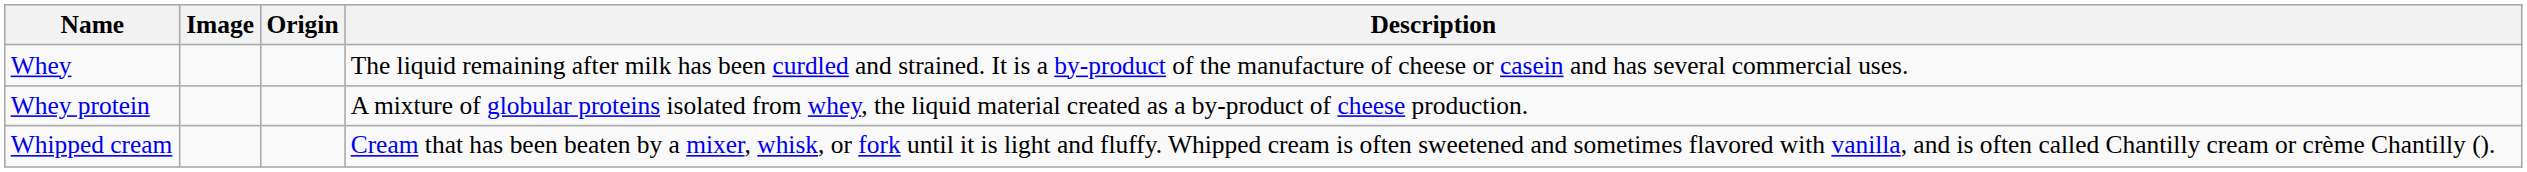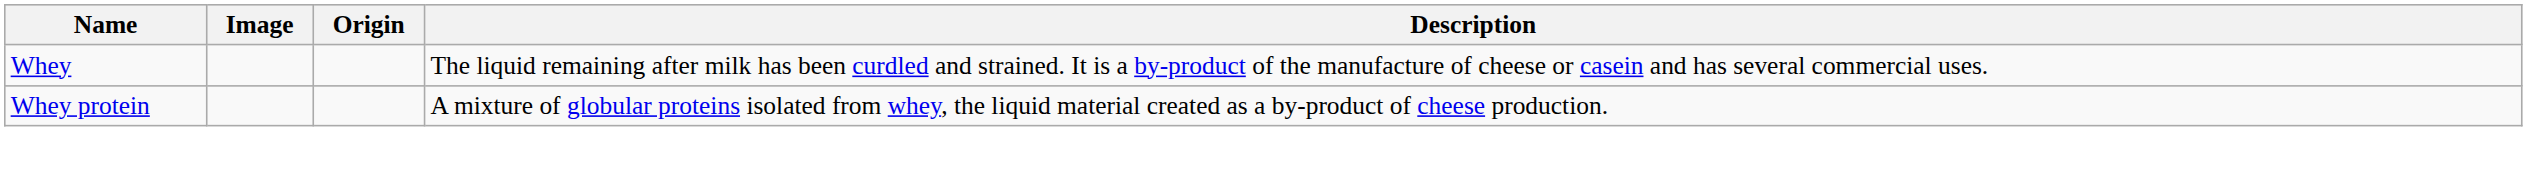- row: (92, 145)
